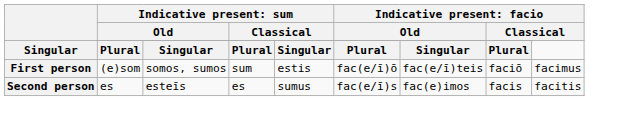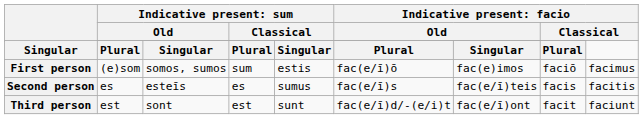(443, 68) fac(e/ī)teis -> (490, 68) fac(e)imos
(436, 86) fac(e)imos -> (497, 86) fac(e/ī)teis
+ row: (51, 105)
